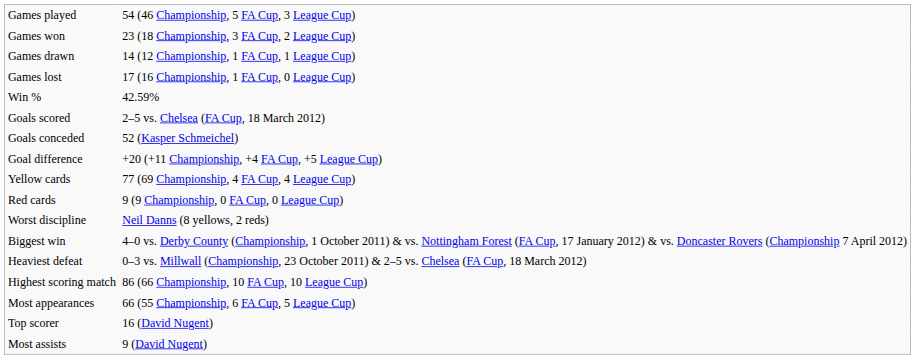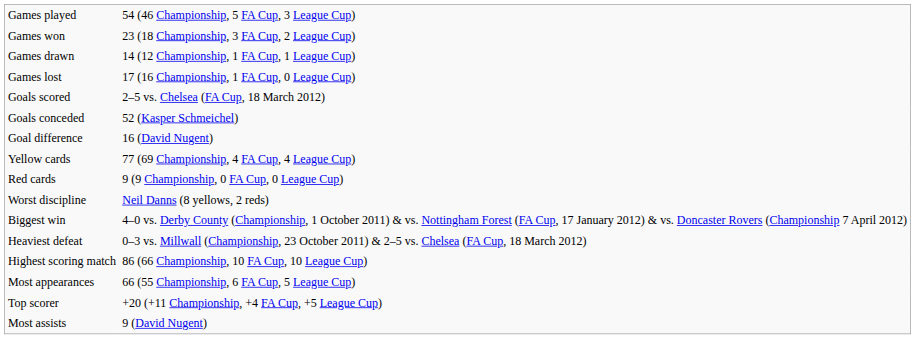- row: (25, 97)
(252, 159) +20 (+11 Championship, +4 FA Cup, +5 League Cup) -> (168, 138) 16 (David Nugent)
(168, 323) 16 (David Nugent) -> (252, 302) +20 (+11 Championship, +4 FA Cup, +5 League Cup)
